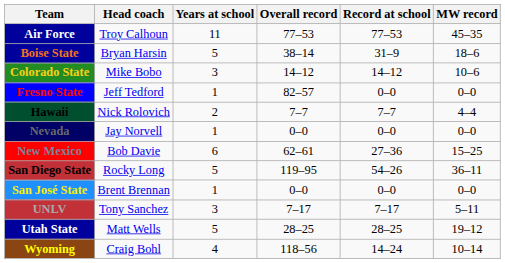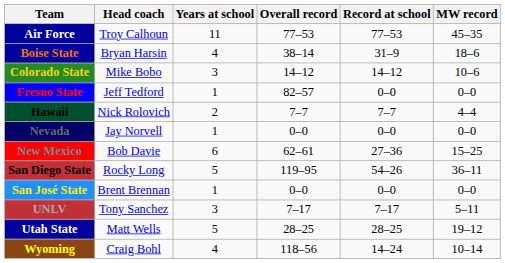(215, 53) 5 -> (215, 53) 4
